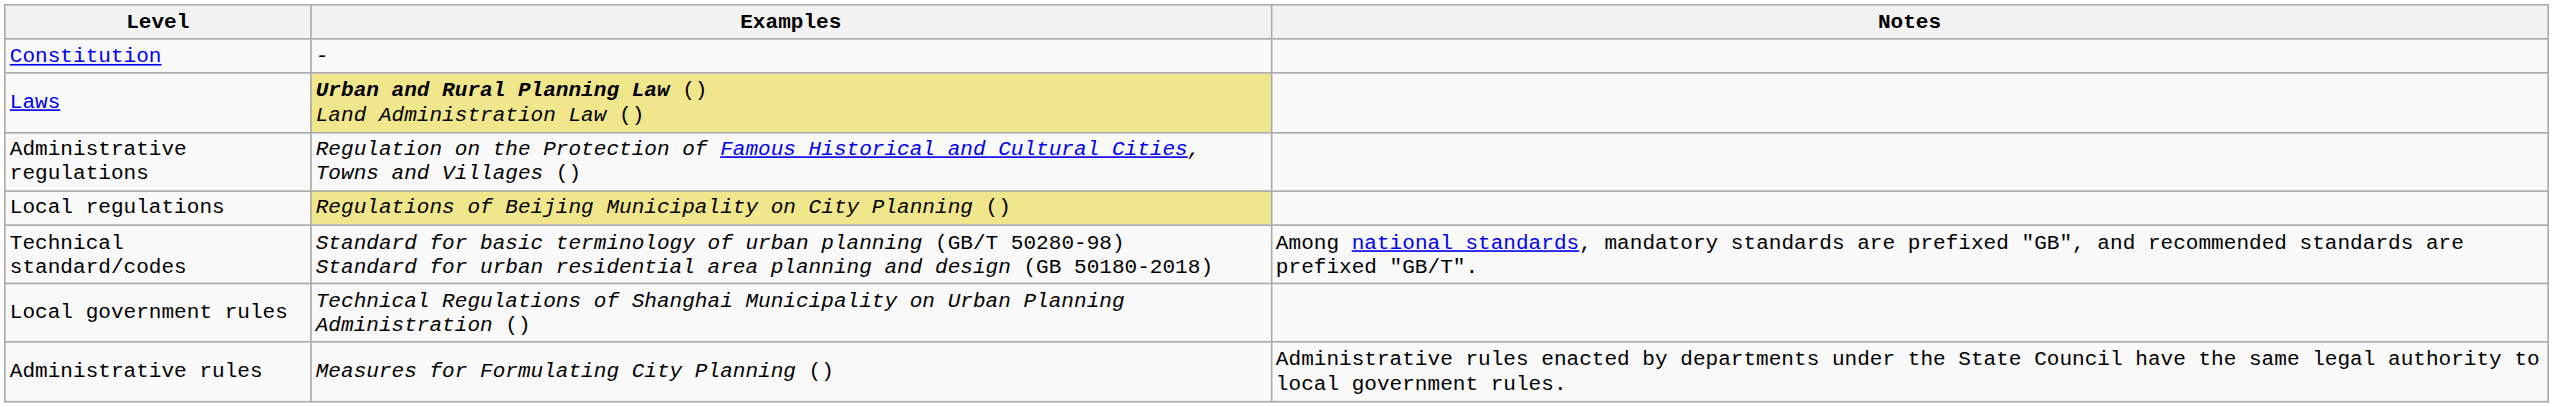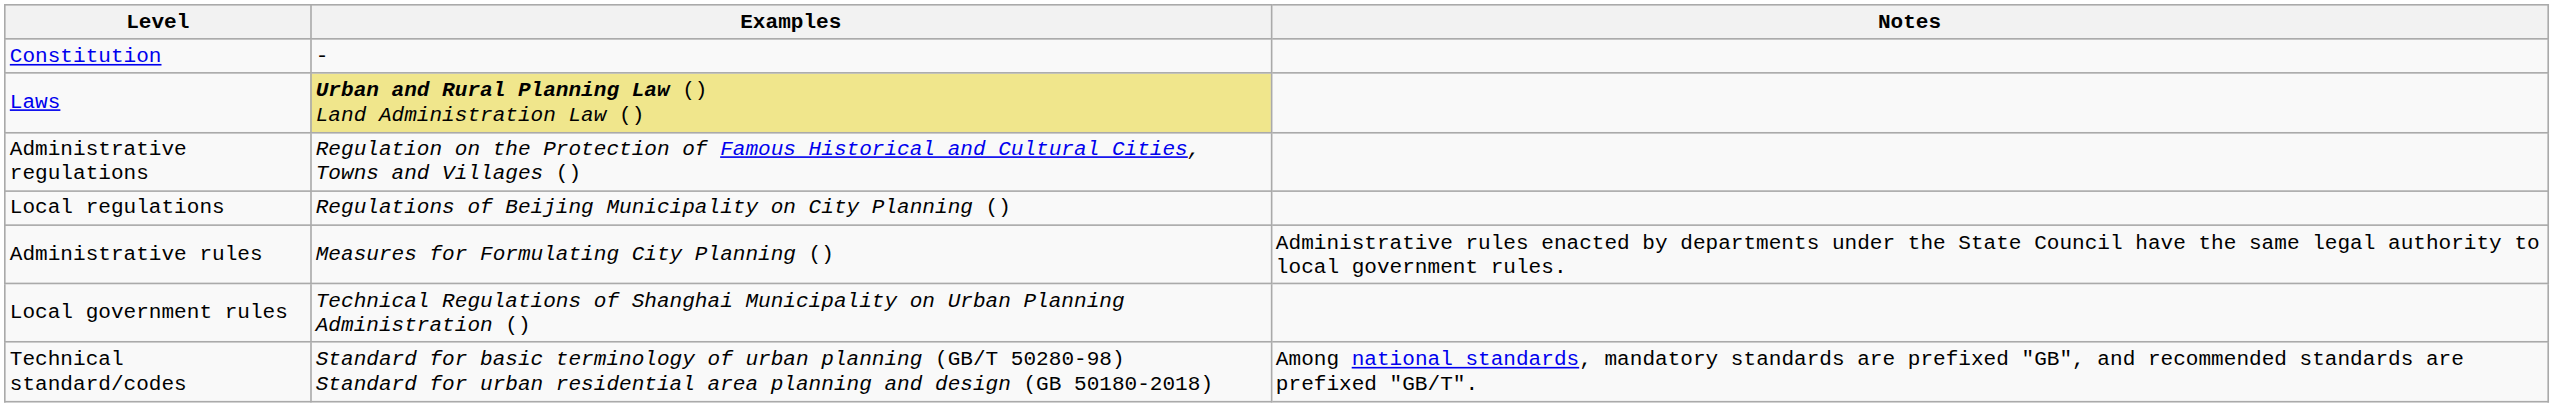(663, 208) khaki background -> (663, 208) no background
rows swapped: (136, 372) <-> (98, 254)
